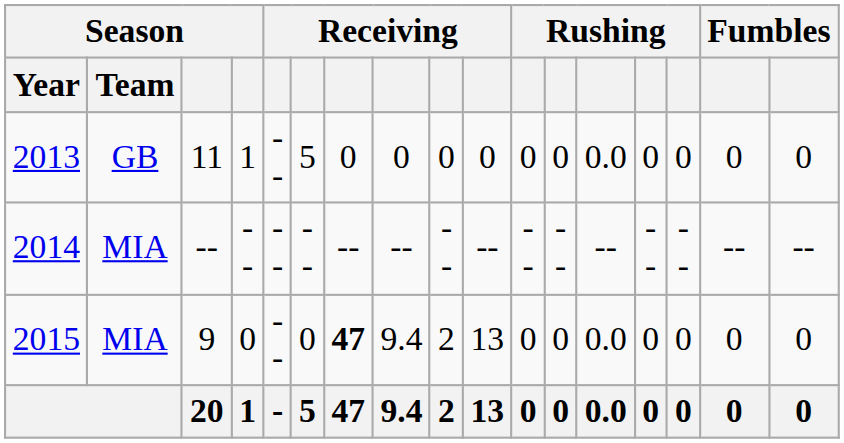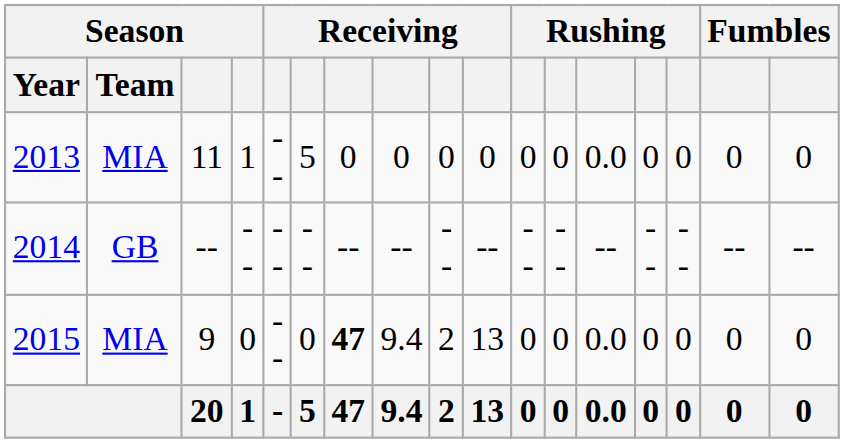(135, 156) GB -> (135, 156) MIA
(135, 247) MIA -> (135, 247) GB
